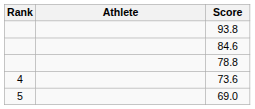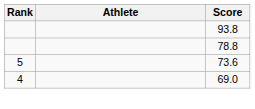- row: (228, 46)
(20, 79) 4 -> (20, 63) 5
(20, 96) 5 -> (20, 79) 4
